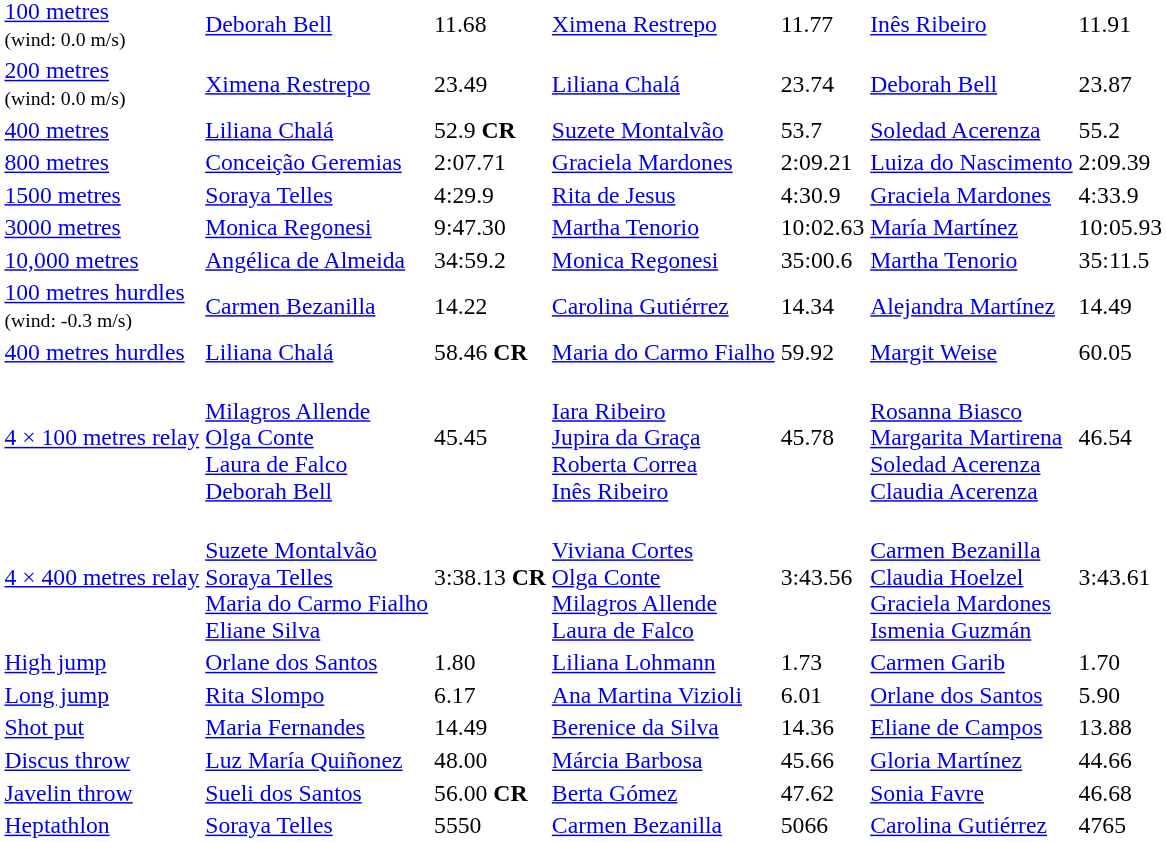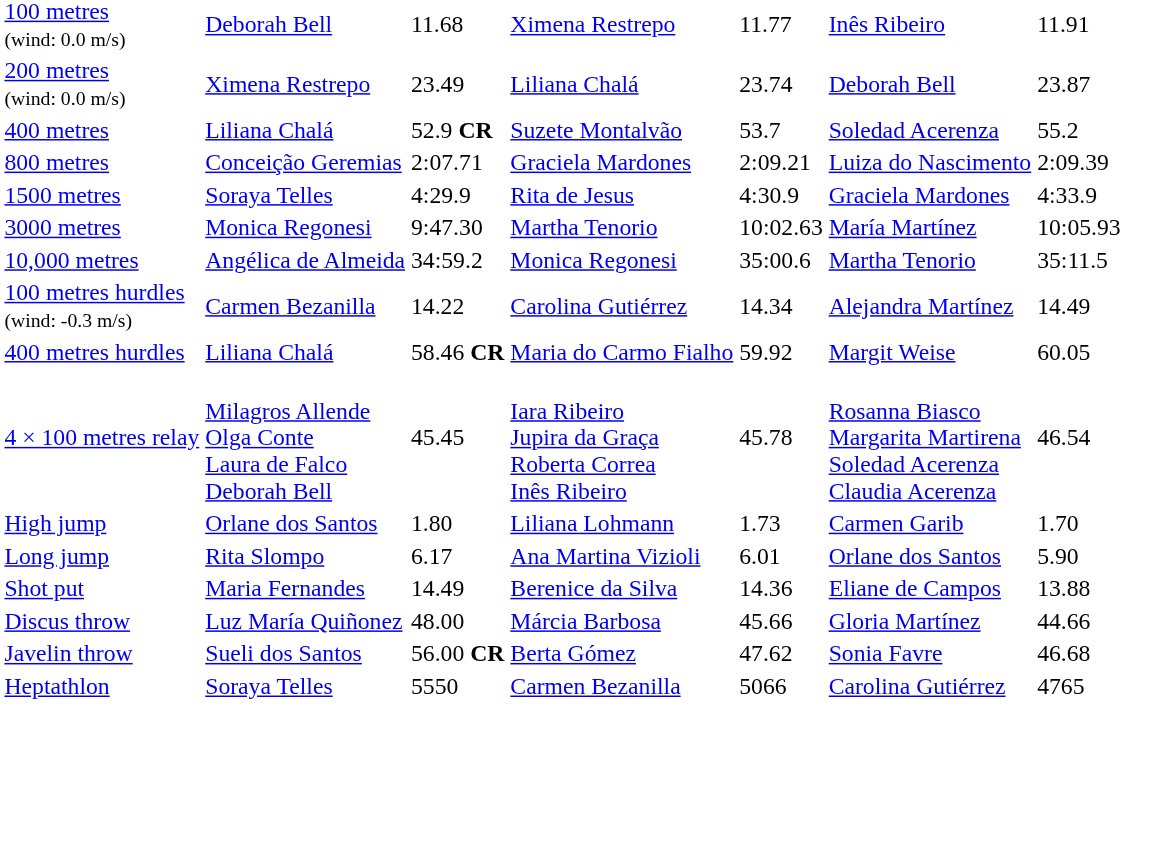- row: (102, 576)
